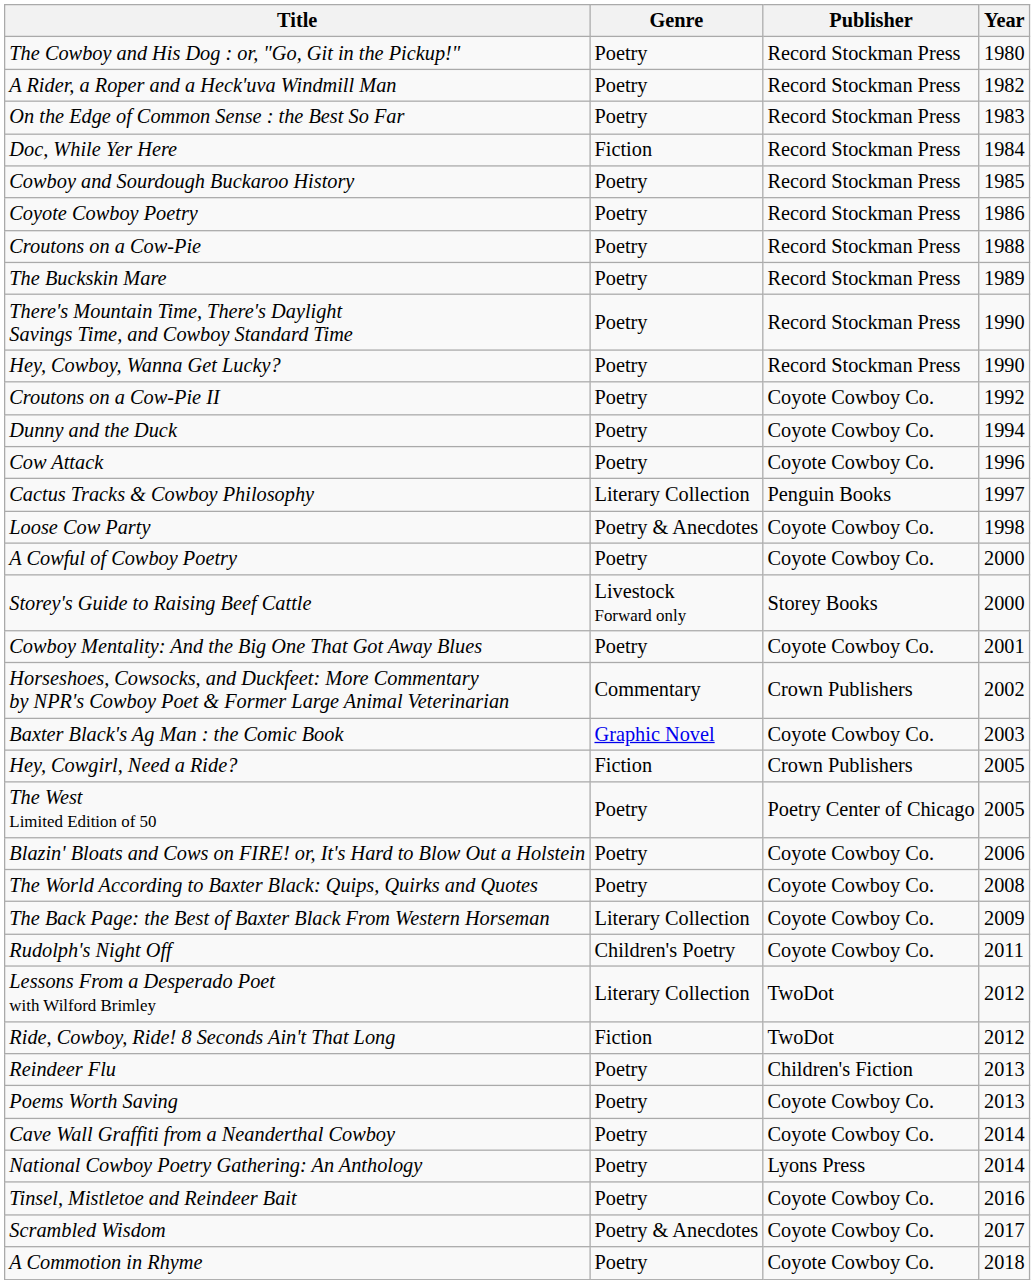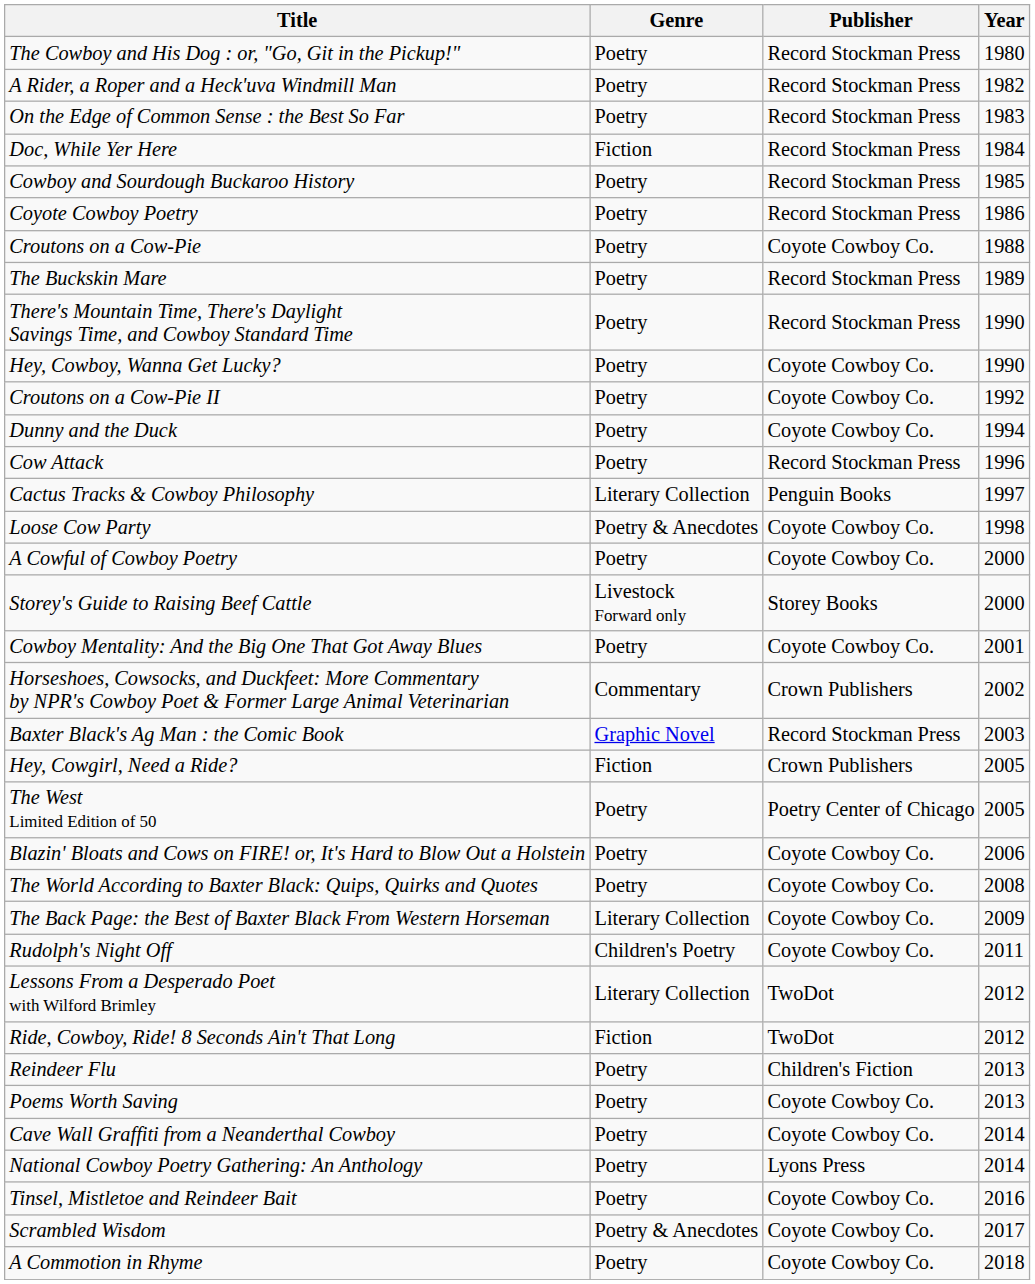(864, 246) Record Stockman Press -> (851, 246) Coyote Cowboy Co.
(864, 365) Record Stockman Press -> (851, 365) Coyote Cowboy Co.
(851, 462) Coyote Cowboy Co. -> (864, 462) Record Stockman Press
(851, 733) Coyote Cowboy Co. -> (864, 733) Record Stockman Press
